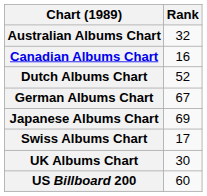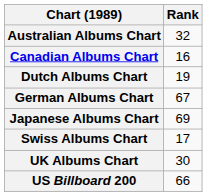(183, 77) 52 -> (183, 77) 19
(183, 181) 60 -> (183, 181) 66
